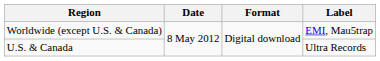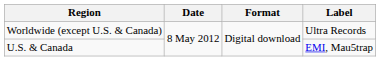(339, 30) EMI, Mau5trap -> (336, 30) Ultra Records
(336, 47) Ultra Records -> (339, 47) EMI, Mau5trap
